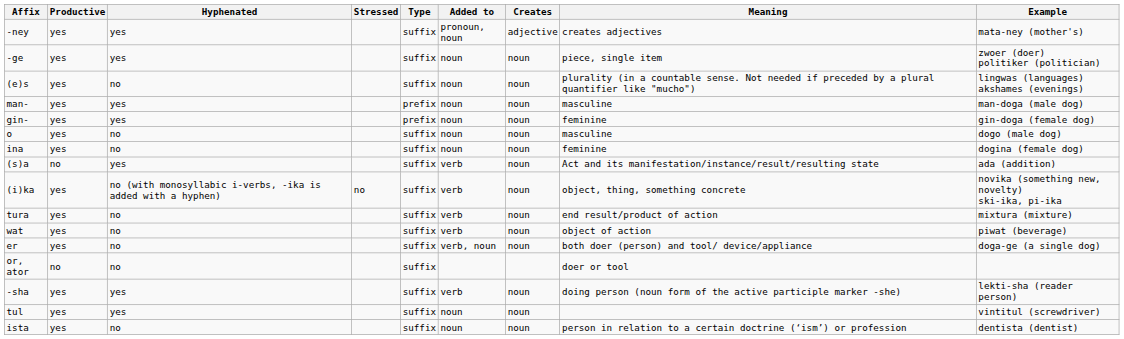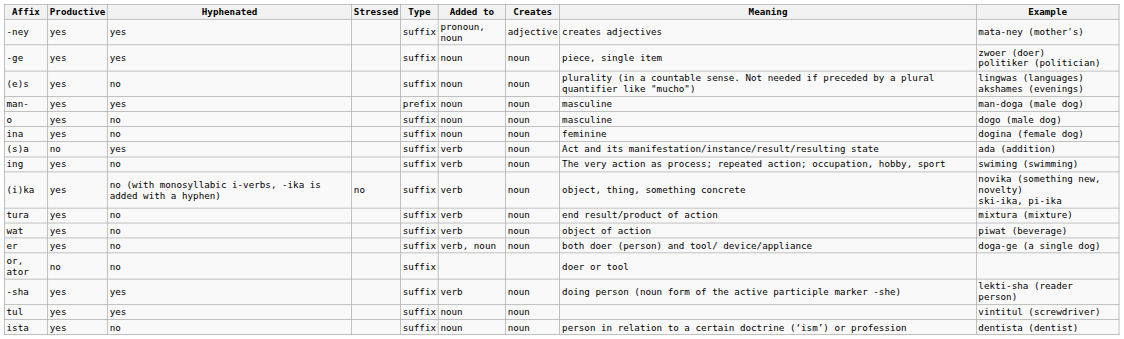- row: (18, 119)
+ row: (15, 164)
